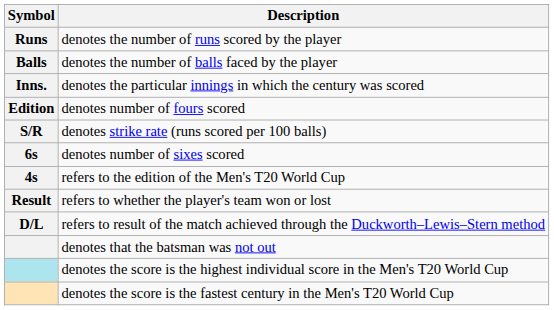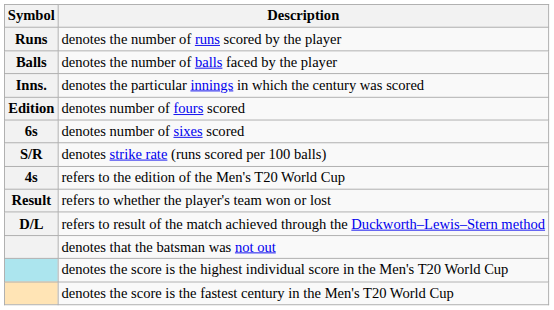rows swapped: (153, 154) <-> (194, 131)
